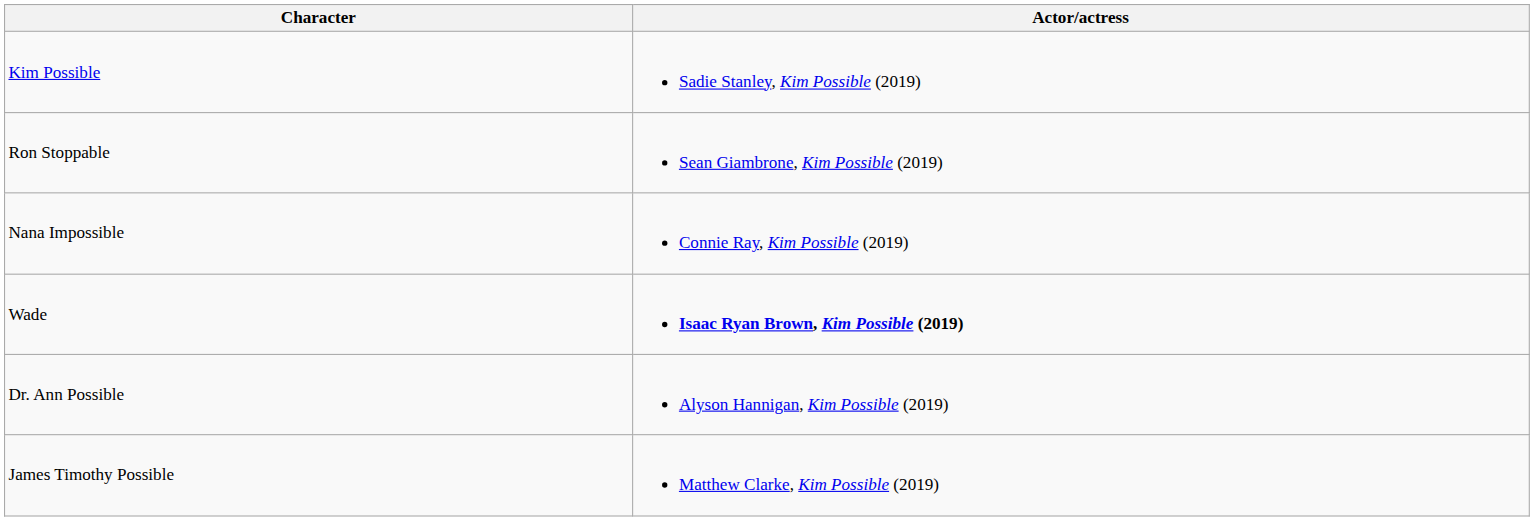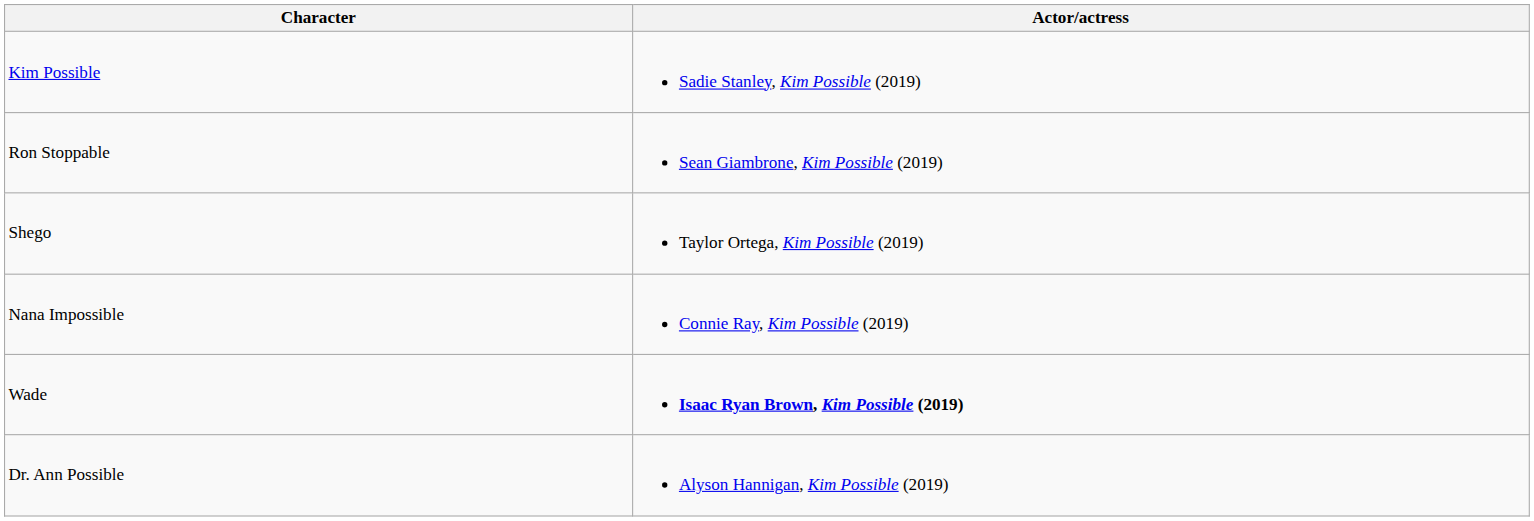+ row: (30, 233)
- row: (91, 475)
